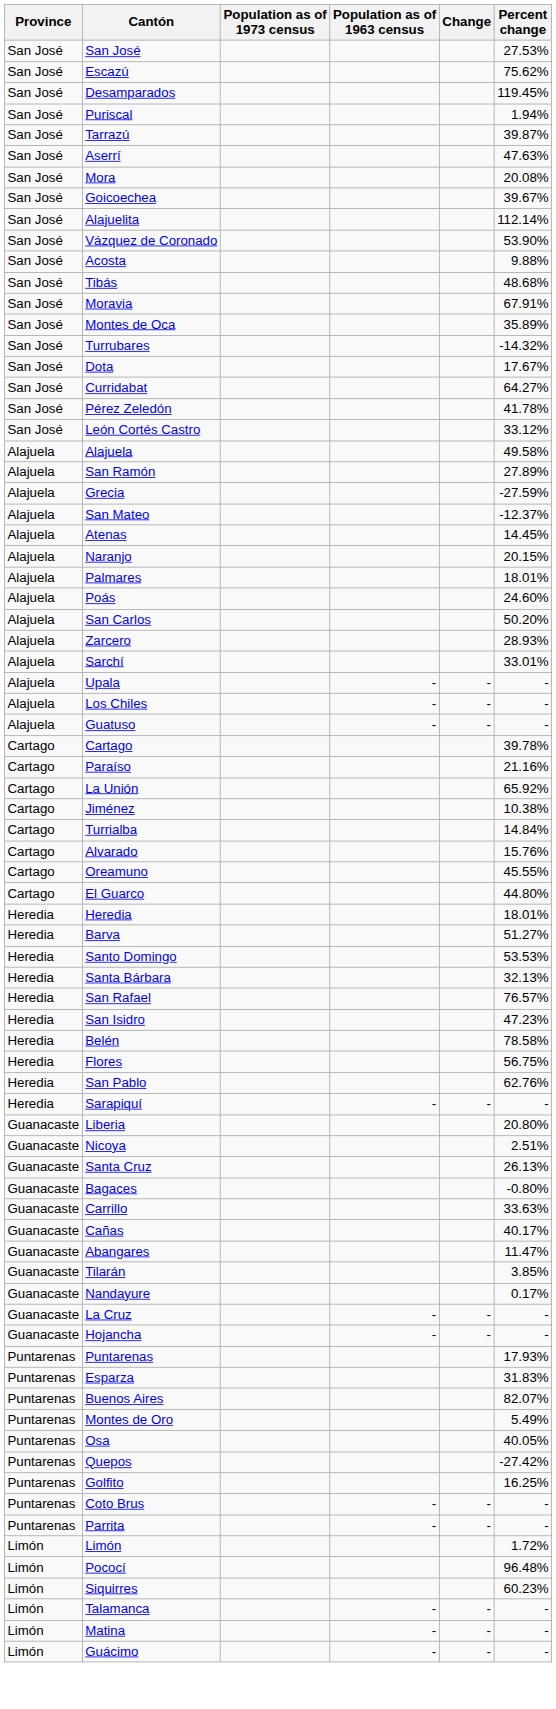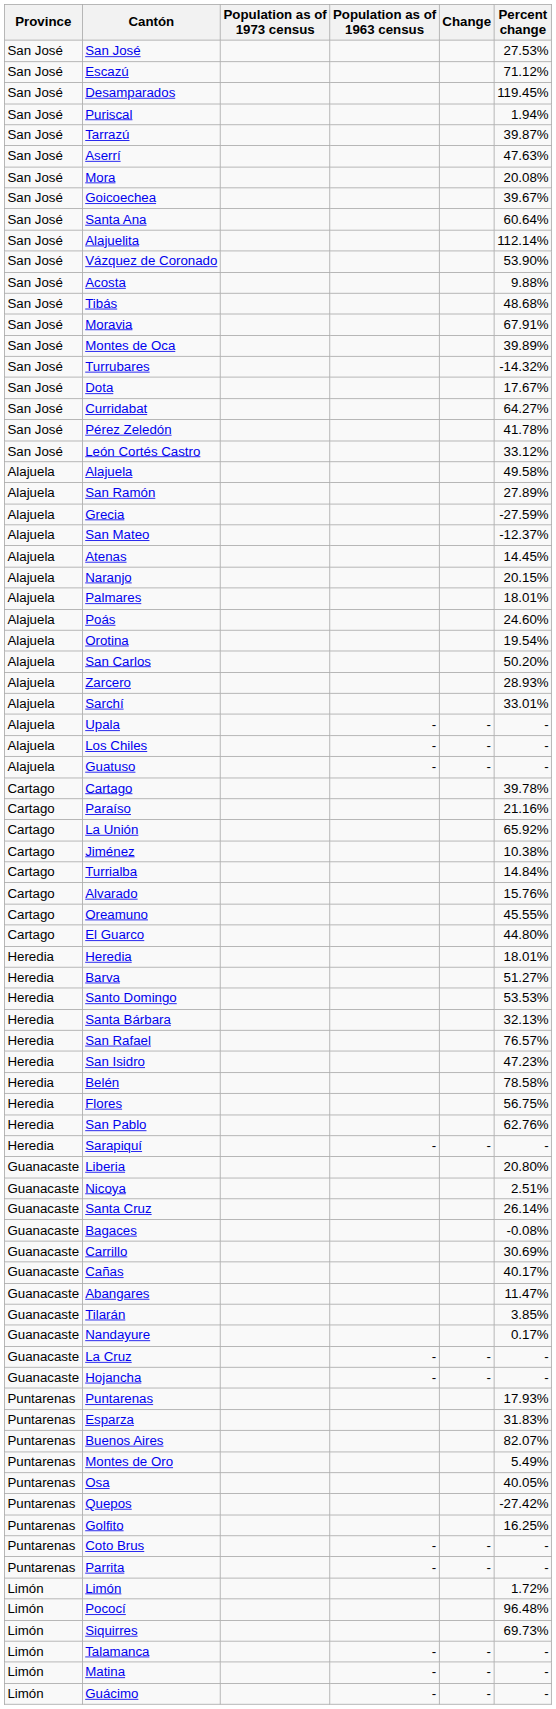(526, 72) 75.62% -> (526, 72) 71.12%
+ row: (116, 219)
(526, 324) 35.89% -> (526, 345) 39.89%
+ row: (107, 640)
(526, 1167) 26.13% -> (526, 1209) 26.14%
(528, 1188) -0.80% -> (528, 1230) -0.08%
(526, 1209) 33.63% -> (526, 1251) 30.69%
(526, 1588) 60.23% -> (526, 1630) 69.73%
